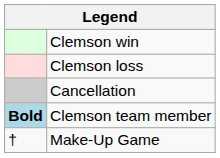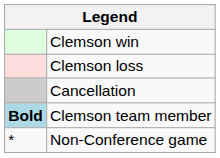+ row: (129, 140)
- row: (105, 140)
